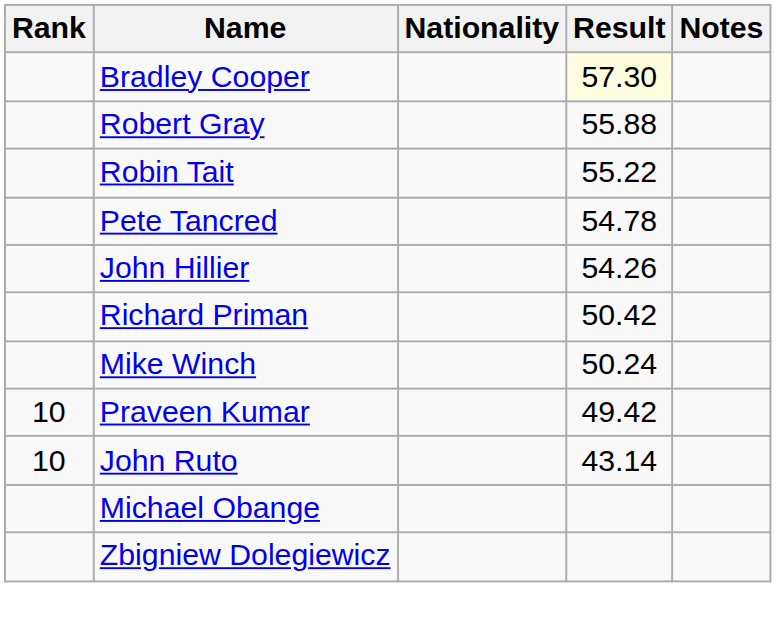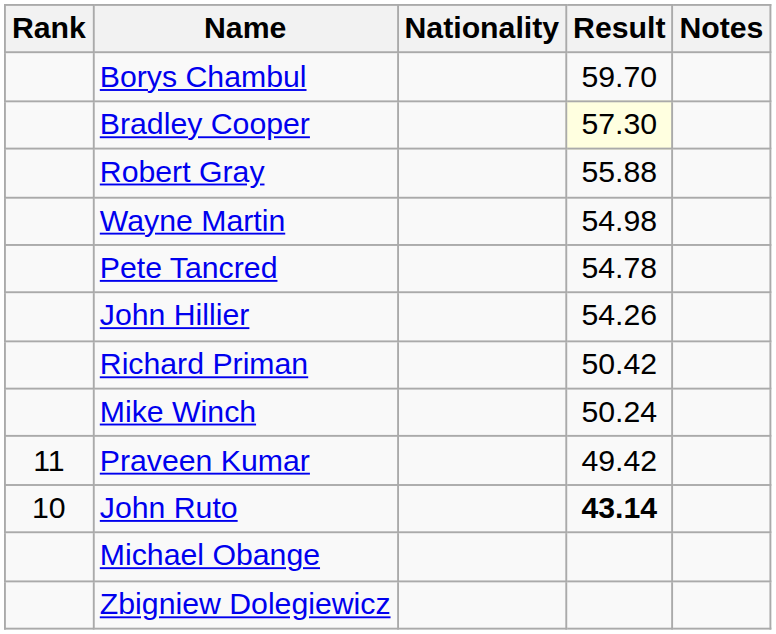+ row: (203, 76)
- row: (167, 172)
+ row: (193, 220)
(49, 412) 10 -> (49, 460) 11
(619, 460) normal -> (619, 508) bold
